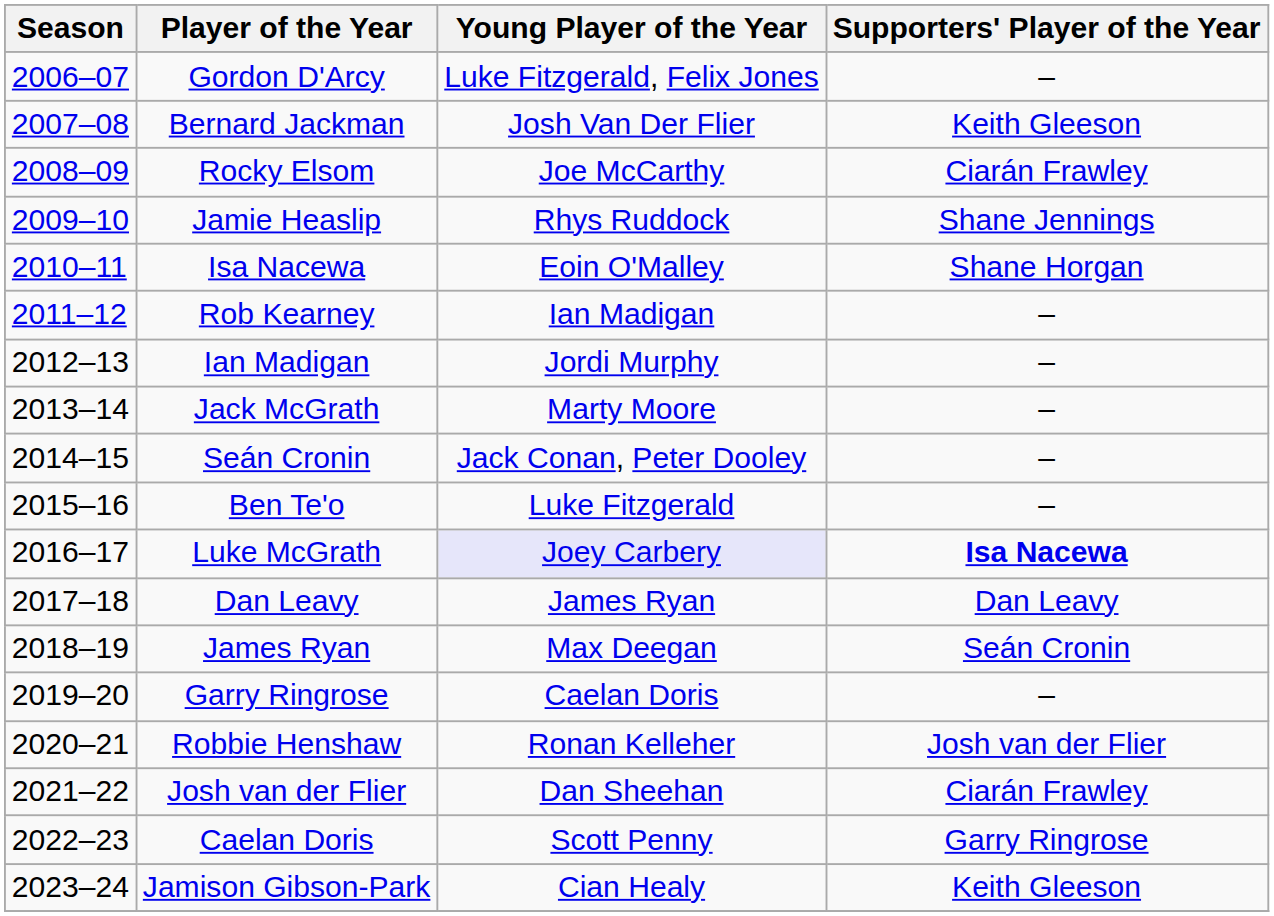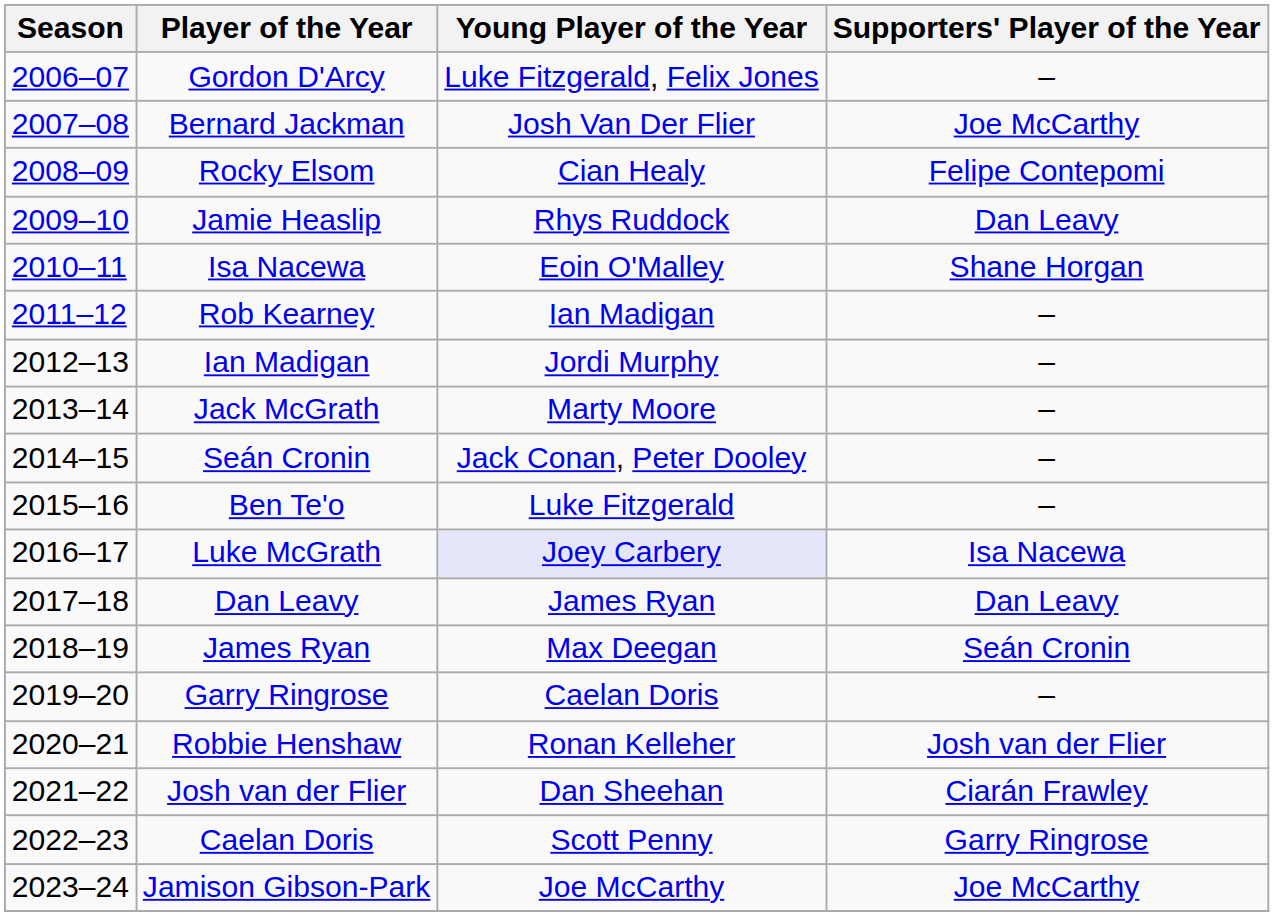(1047, 123) Keith Gleeson -> (1047, 123) Joe McCarthy
(632, 171) Joe McCarthy -> (632, 171) Cian Healy
(1047, 171) Ciarán Frawley -> (1047, 171) Felipe Contepomi
(1047, 219) Shane Jennings -> (1047, 219) Dan Leavy
(1047, 553) bold -> (1047, 553) normal
(632, 887) Cian Healy -> (632, 887) Joe McCarthy
(1047, 887) Keith Gleeson -> (1047, 887) Joe McCarthy
